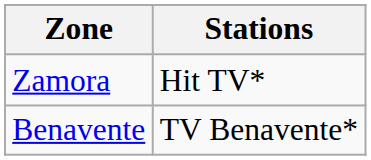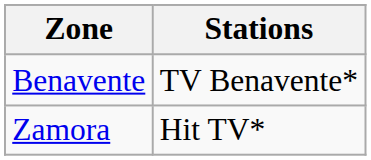rows swapped: (79, 129) <-> (61, 79)
